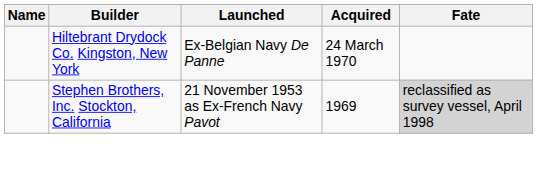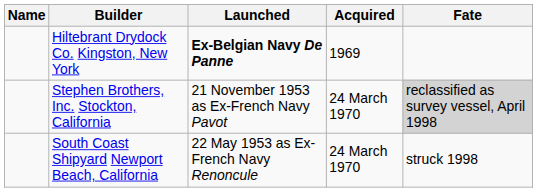(246, 53) normal -> (257, 53) bold
(354, 53) 24 March 1970 -> (345, 53) 1969
(341, 106) 1969 -> (358, 106) 24 March 1970
+ row: (107, 160)
